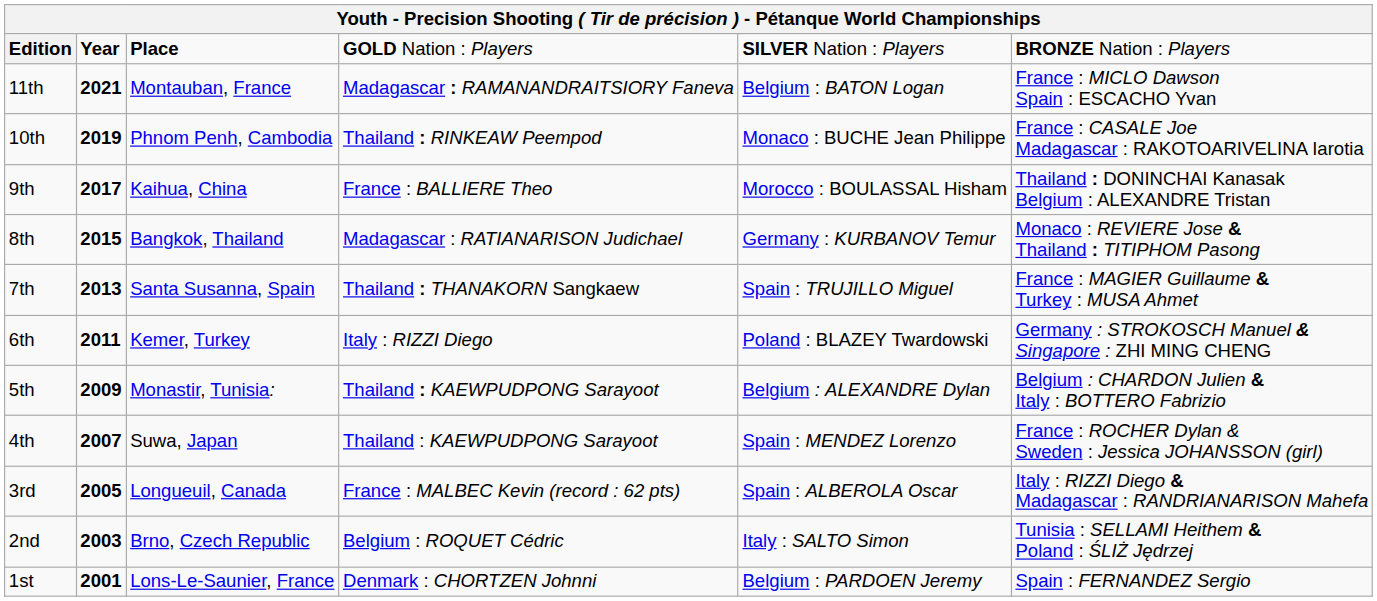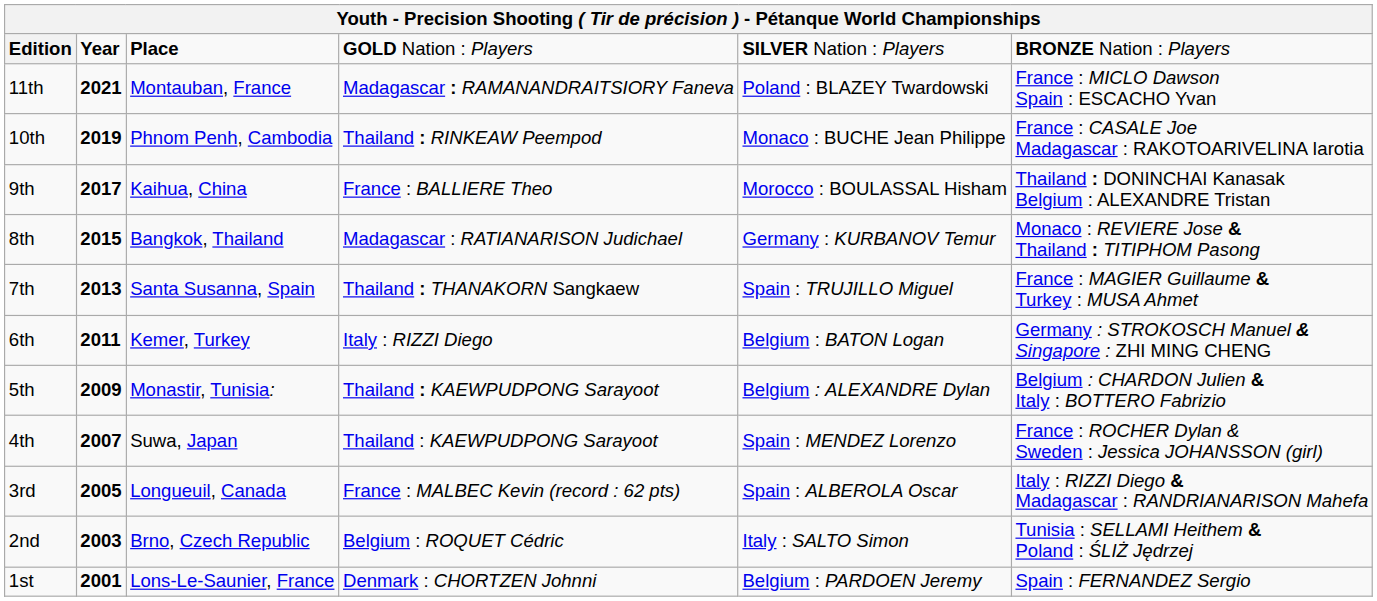(843, 88) Belgium : BATON Logan -> (865, 88) Poland : BLAZEY Twardowski
(865, 340) Poland : BLAZEY Twardowski -> (843, 340) Belgium : BATON Logan
